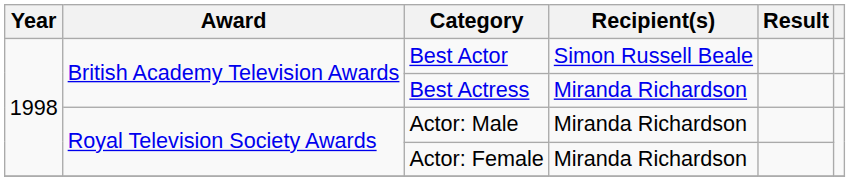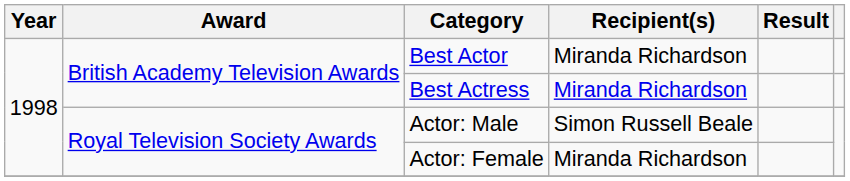(653, 55) Simon Russell Beale -> (650, 55) Miranda Richardson
(650, 124) Miranda Richardson -> (653, 124) Simon Russell Beale
